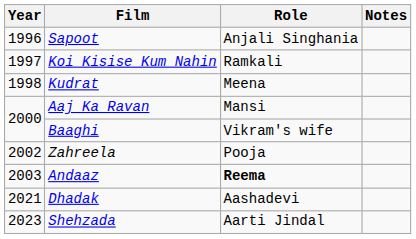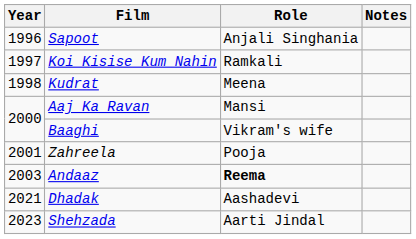(25, 153) 2002 -> (25, 153) 2001
